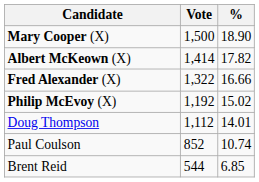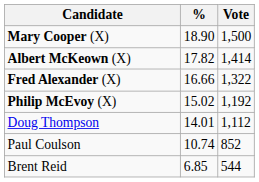columns swapped: (199, 15) <-> (236, 15)
